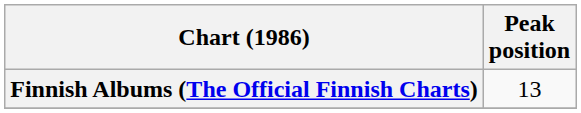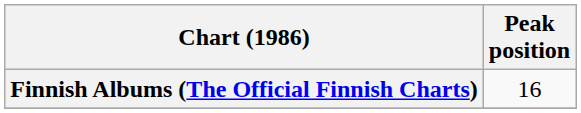(529, 88) 13 -> (529, 88) 16
